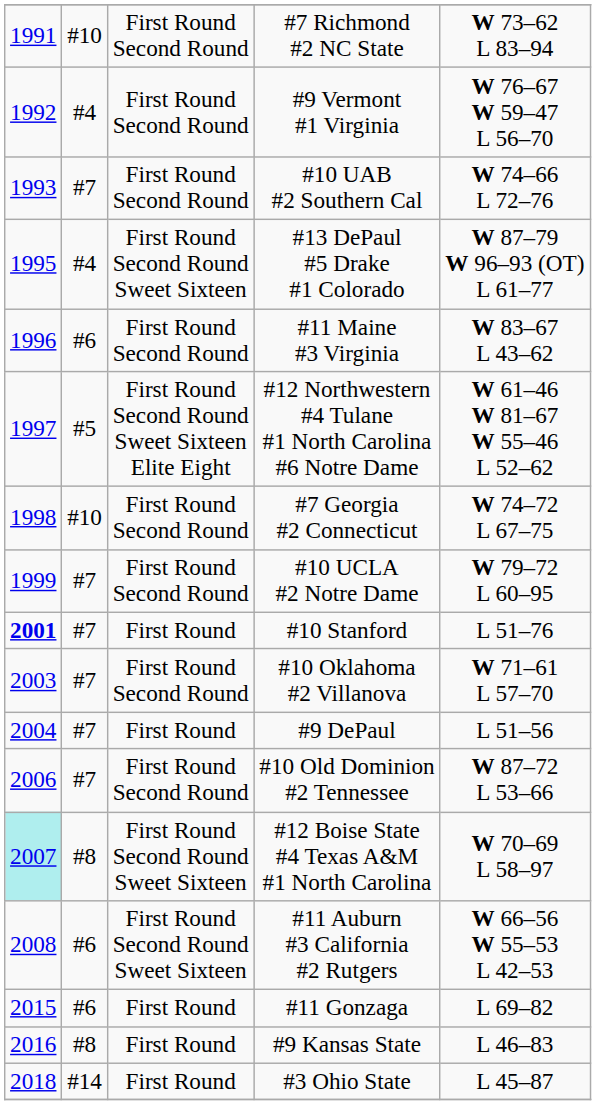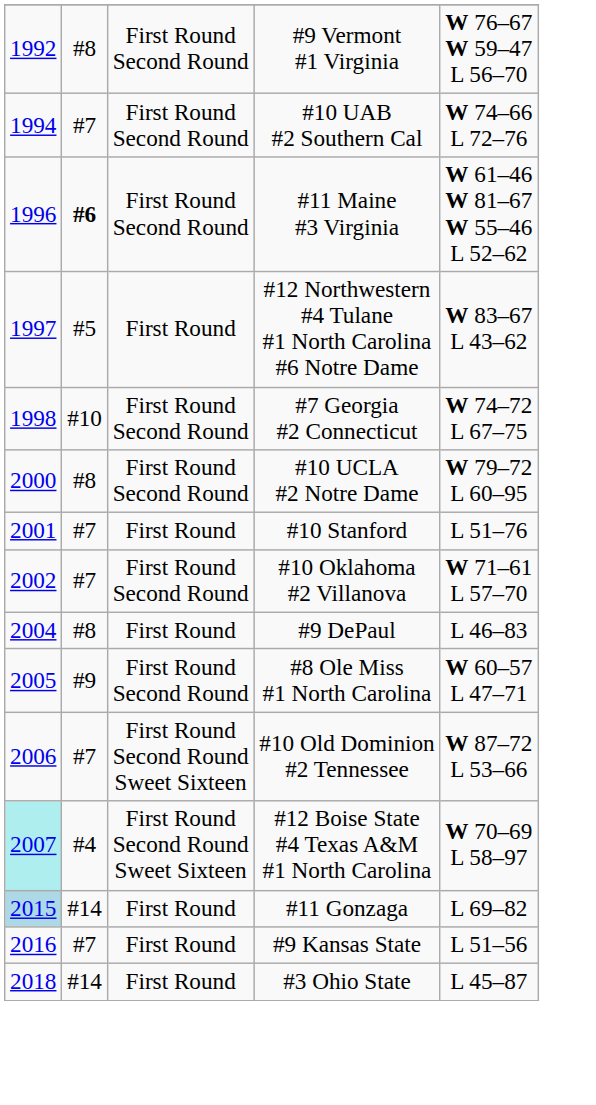- row: (347, 35)
(85, 111) #4 -> (85, 48) #8
(33, 187) 1993 -> (33, 124) 1994
- row: (347, 263)
(85, 339) normal -> (85, 213) bold
(515, 339) W 83–67 L 43–62 -> (489, 213) W 61–46 W 81–67 W 55–46 L 52–62
(181, 428) First Round Second Round Sweet Sixteen Elite Eight -> (181, 329) First Round
(515, 428) W 61–46 W 81–67 W 55–46 L 52–62 -> (489, 329) W 83–67 L 43–62
(33, 580) 1999 -> (33, 480) 2000
(85, 580) #7 -> (85, 480) #8
(33, 630) bold -> (33, 530) normal
(33, 680) 2003 -> (33, 580) 2002
(85, 730) #7 -> (85, 630) #8
(515, 730) L 51–56 -> (489, 630) L 46–83
+ row: (347, 680)
(181, 779) First Round Second Round -> (181, 756) First Round Second Round Sweet Sixteen
(85, 855) #8 -> (85, 845) #4
- row: (347, 944)
(33, 1007) no background -> (33, 908) lightblue background
(85, 1007) #6 -> (85, 908) #14
(85, 1044) #8 -> (85, 944) #7
(515, 1044) L 46–83 -> (489, 944) L 51–56
